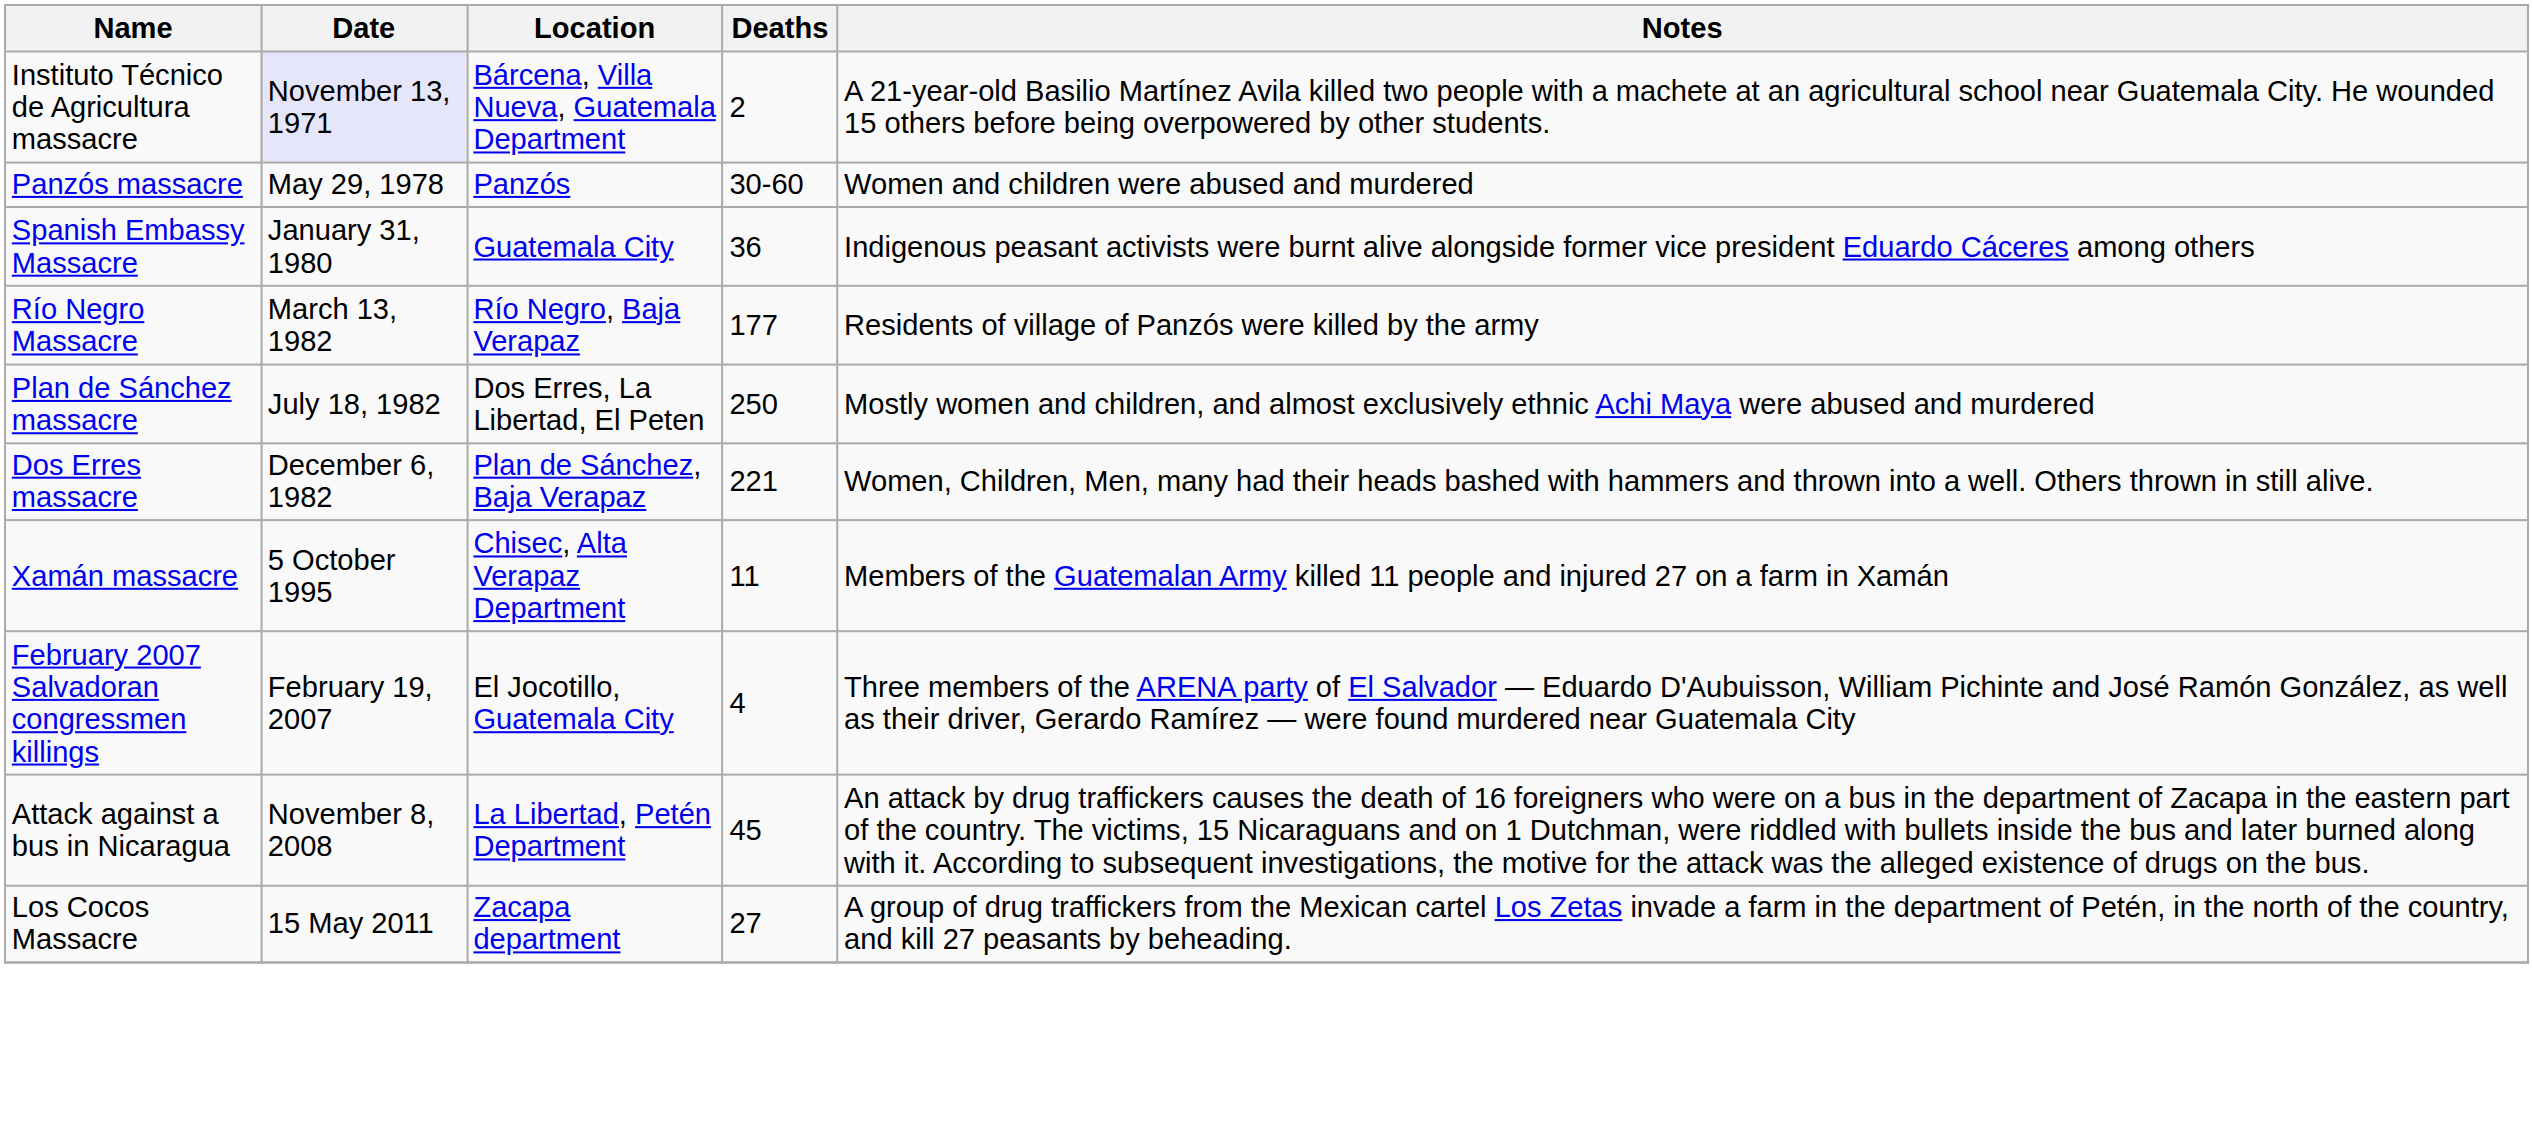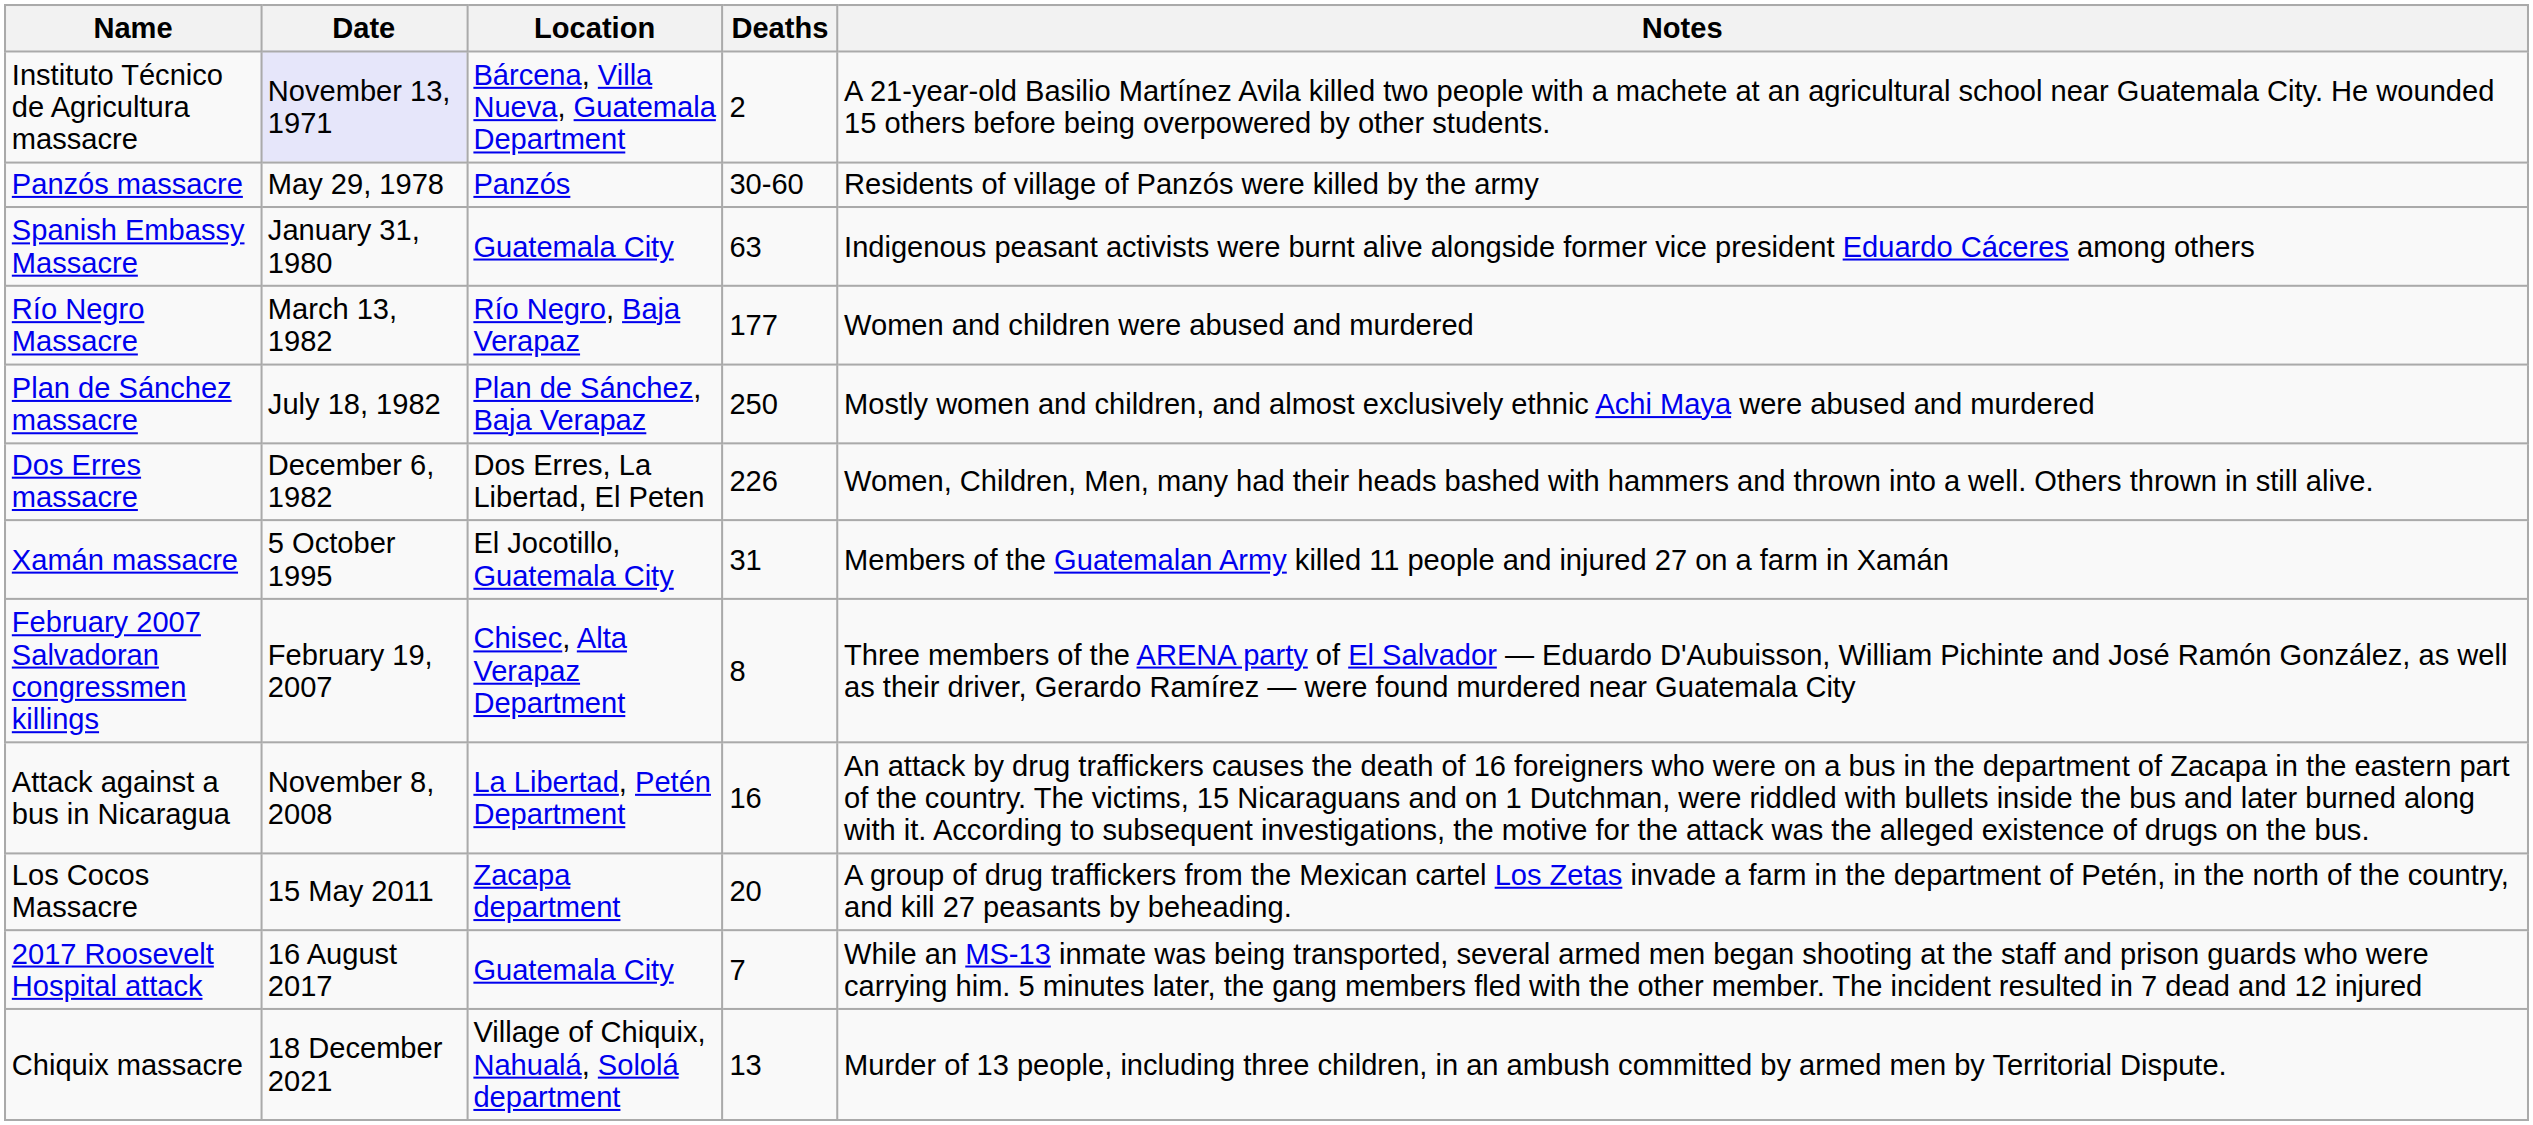(1159, 185) Women and children were abused and murdered -> (1191, 185) Residents of village of Panzós were killed by the army
(746, 247) 36 -> (746, 247) 63
(1191, 325) Residents of village of Panzós were killed by the army -> (1159, 325) Women and children were abused and murdered
(589, 404) Dos Erres, La Libertad, El Peten -> (587, 404) Plan de Sánchez, Baja Verapaz
(587, 482) Plan de Sánchez, Baja Verapaz -> (589, 482) Dos Erres, La Libertad, El Peten
(754, 482) 221 -> (754, 482) 226
(550, 576) Chisec, Alta Verapaz Department -> (574, 560) El Jocotillo, Guatemala City
(745, 576) 11 -> (746, 560) 31
(574, 703) El Jocotillo, Guatemala City -> (550, 671) Chisec, Alta Verapaz Department
(738, 703) 4 -> (738, 671) 8
(746, 830) 45 -> (746, 797) 16
(746, 924) 27 -> (746, 892) 20
+ row: (113, 970)
+ row: (127, 1065)
